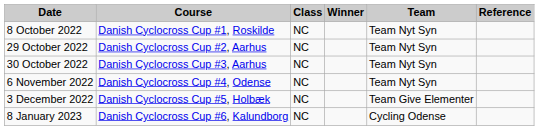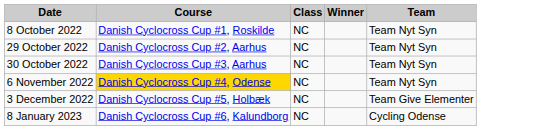- column: (505, 13)
(185, 82) no background -> (185, 82) gold background
